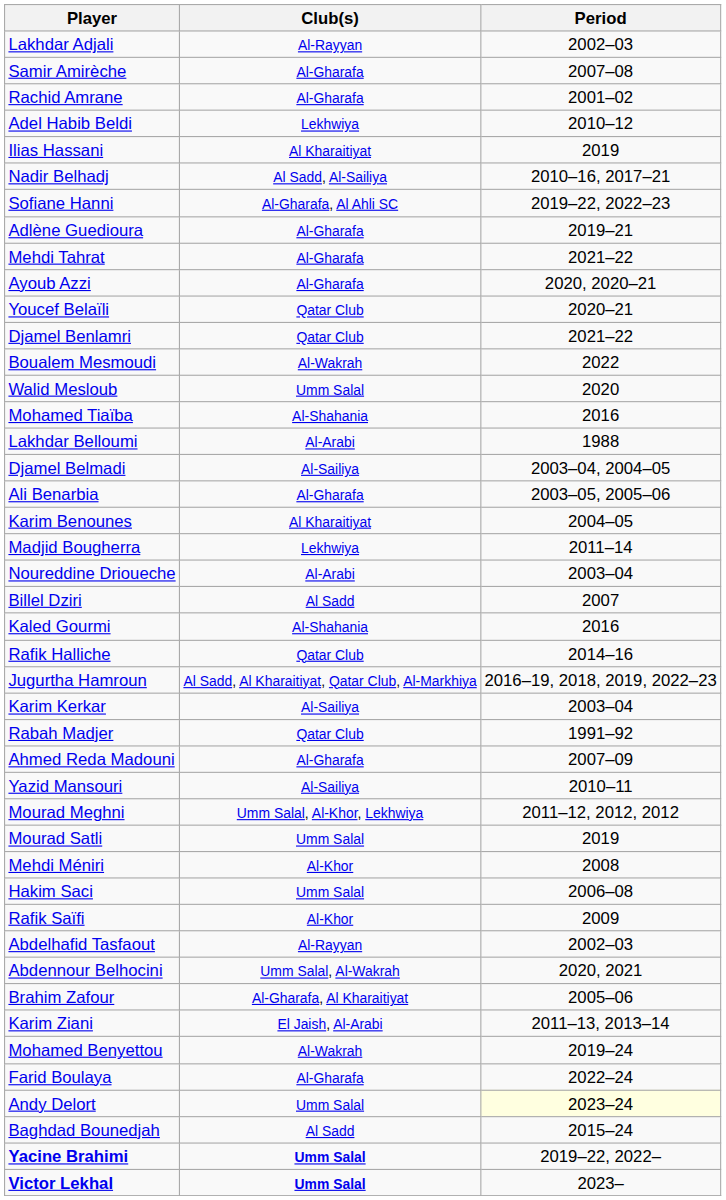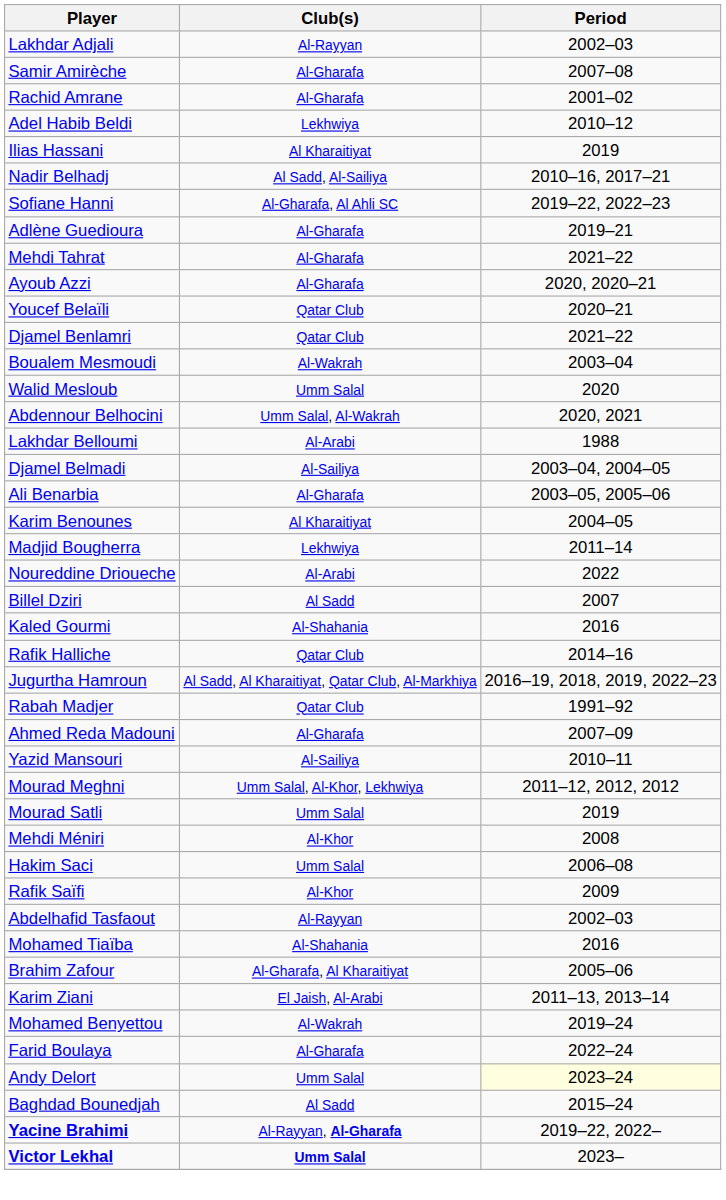(601, 362) 2022 -> (601, 362) 2003–04
rows swapped: (86, 971) <-> (71, 415)
(601, 574) 2003–04 -> (601, 574) 2022
- row: (57, 706)
(330, 1158) Umm Salal -> (330, 1131) Al-Rayyan, Al-Gharafa
